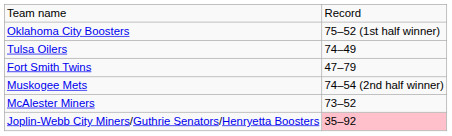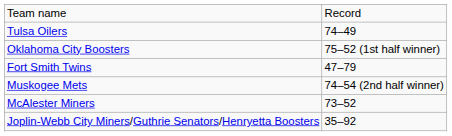rows swapped: (37, 49) <-> (68, 31)
(340, 121) pink background -> (340, 121) no background
